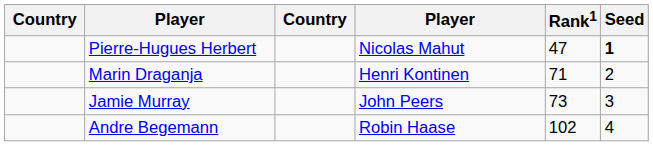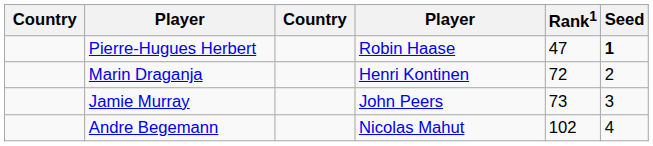(412, 48) Nicolas Mahut -> (407, 48) Robin Haase
(558, 74) 71 -> (558, 74) 72
(407, 127) Robin Haase -> (412, 127) Nicolas Mahut
